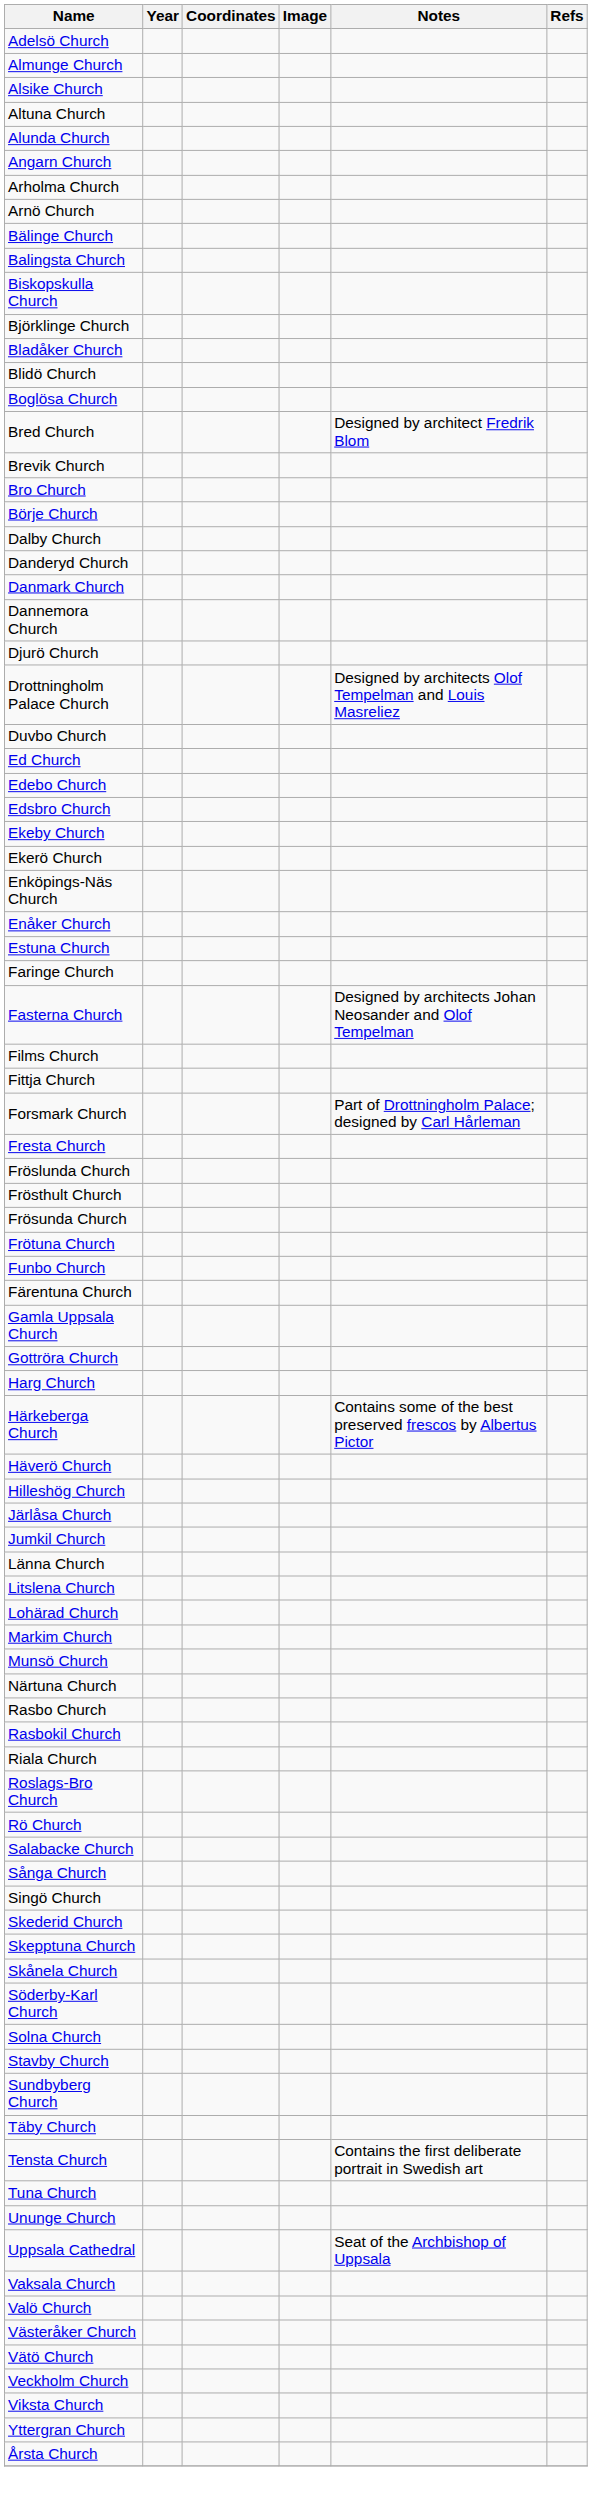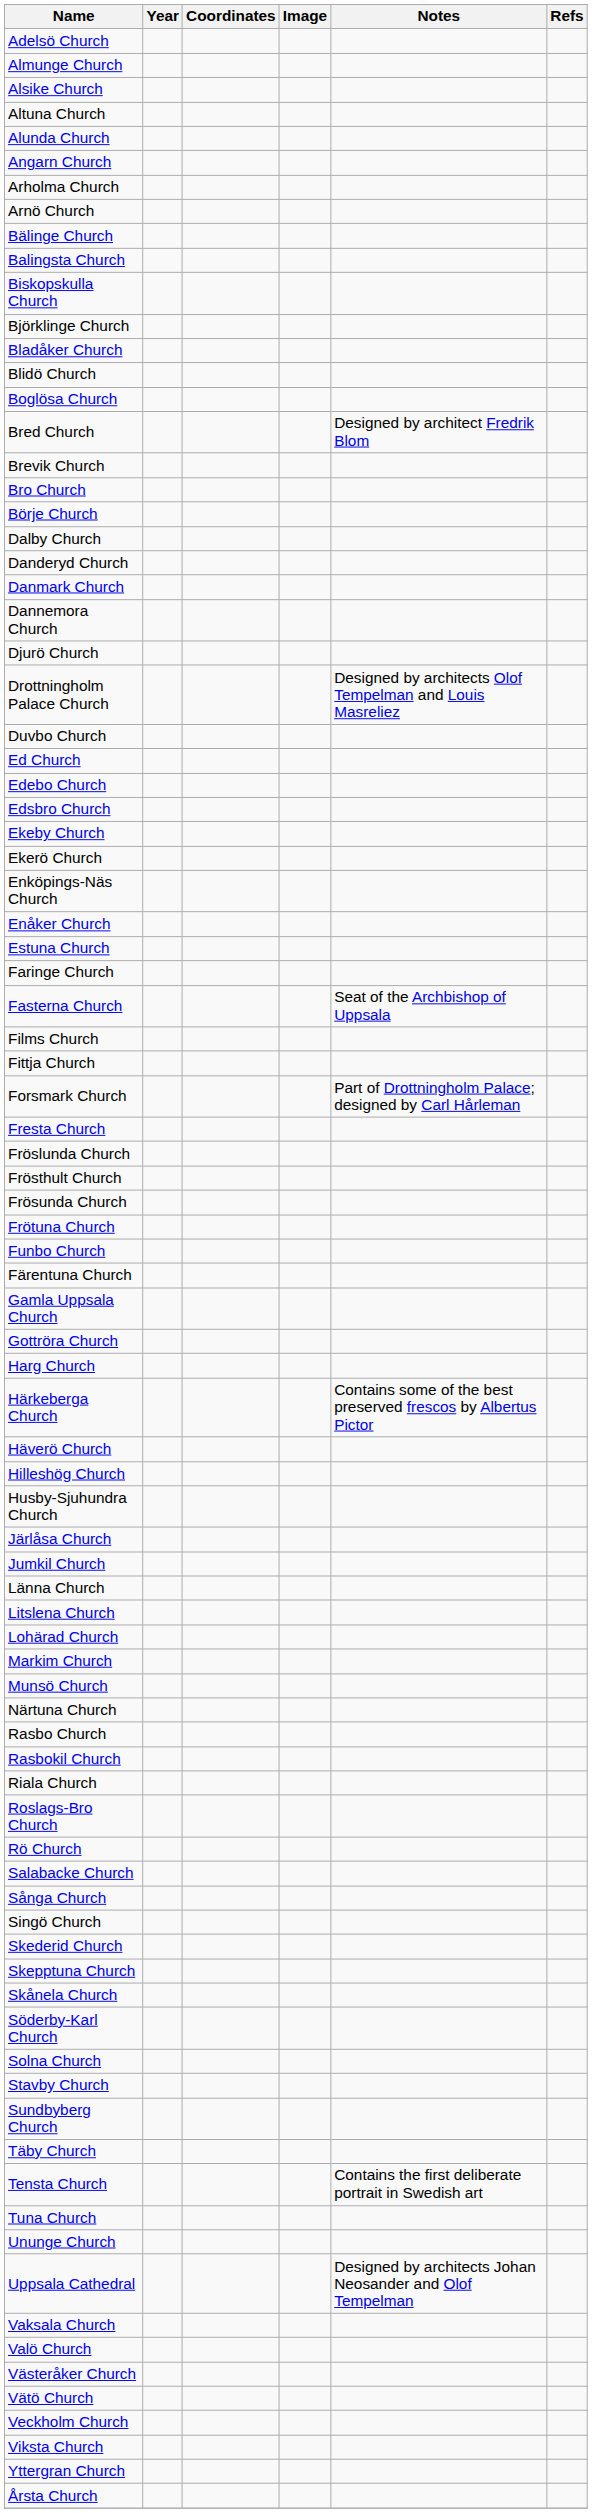(435, 1014) Designed by architects Johan Neosander and Olof Tempelman -> (420, 1005) Seat of the Archbishop of Uppsala
+ row: (67, 1506)
(420, 2250) Seat of the Archbishop of Uppsala -> (435, 2283) Designed by architects Johan Neosander and Olof Tempelman
